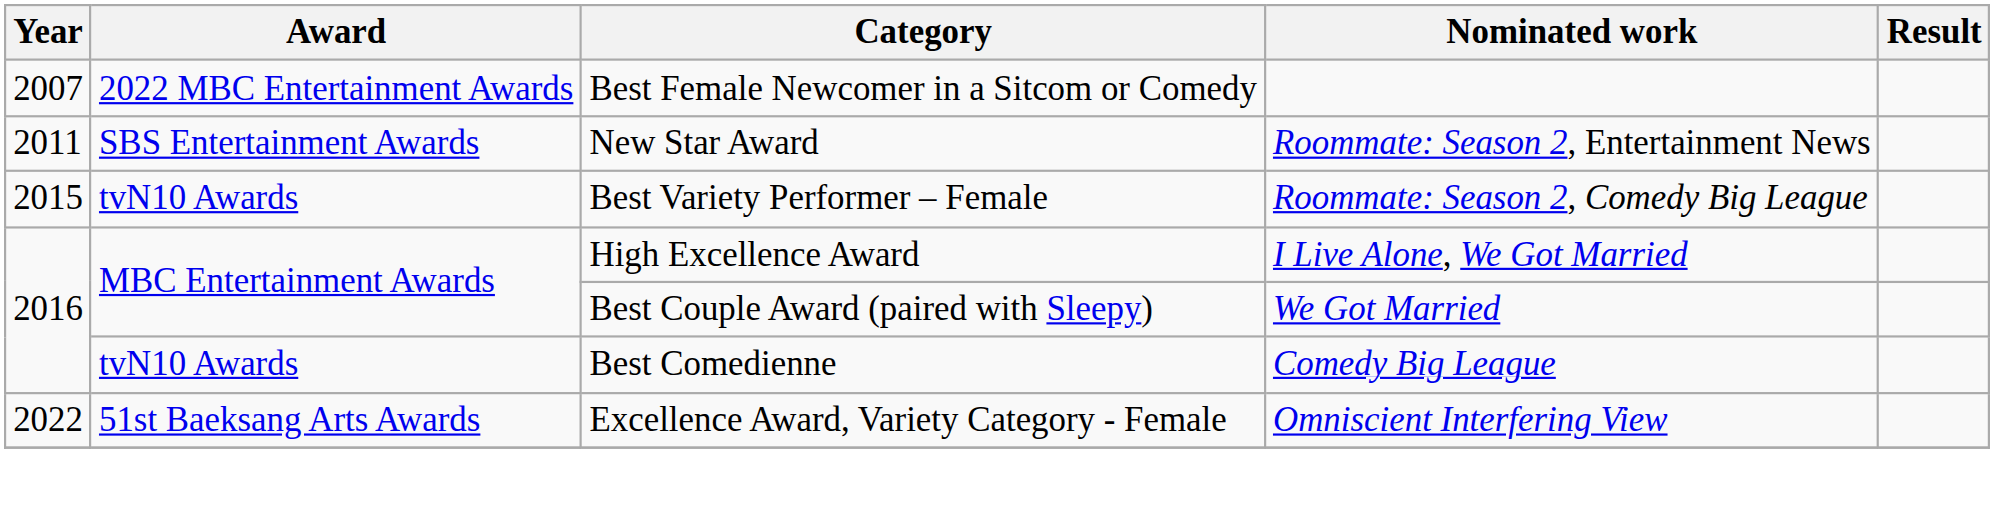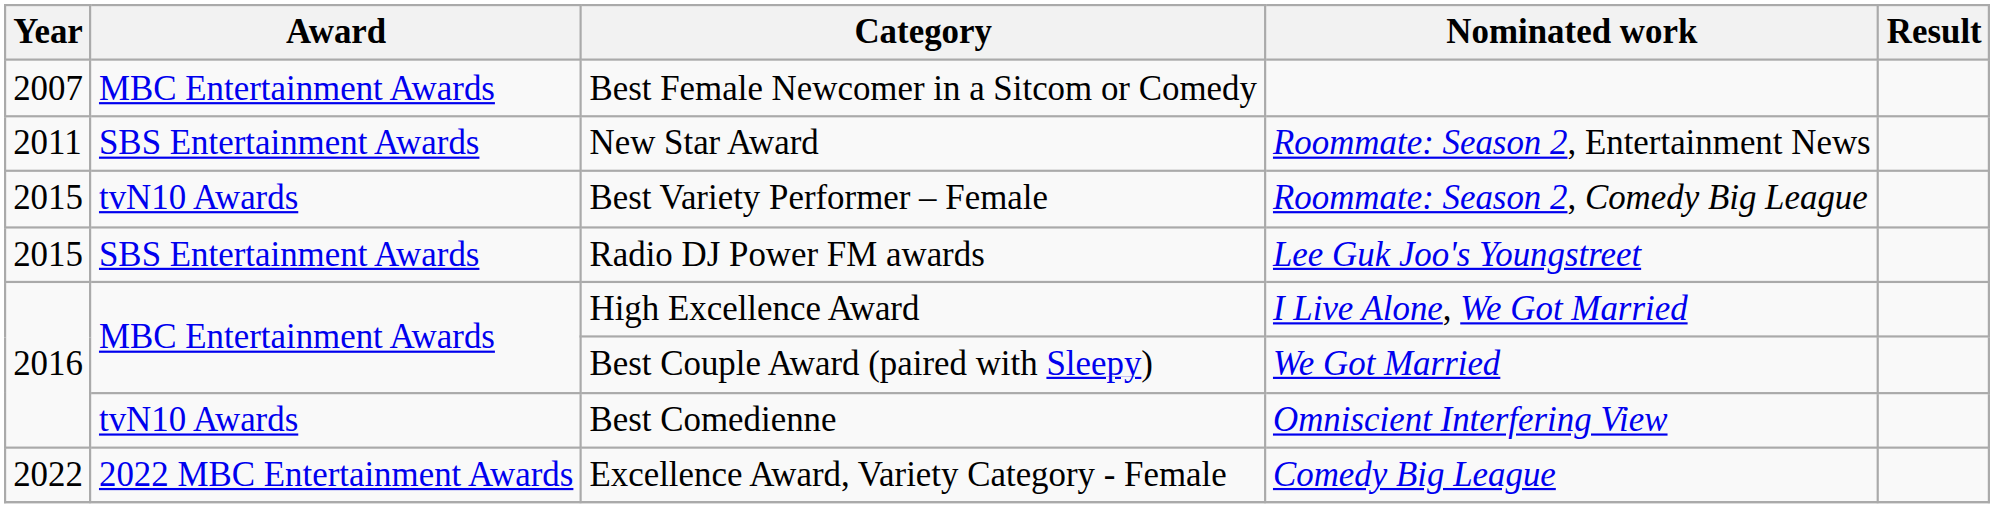(336, 87) 2022 MBC Entertainment Awards -> (297, 87) MBC Entertainment Awards
+ row: (787, 253)
(1414, 364) Comedy Big League -> (1470, 419) Omniscient Interfering View
(290, 419) 51st Baeksang Arts Awards -> (336, 474) 2022 MBC Entertainment Awards
(1470, 419) Omniscient Interfering View -> (1414, 474) Comedy Big League
